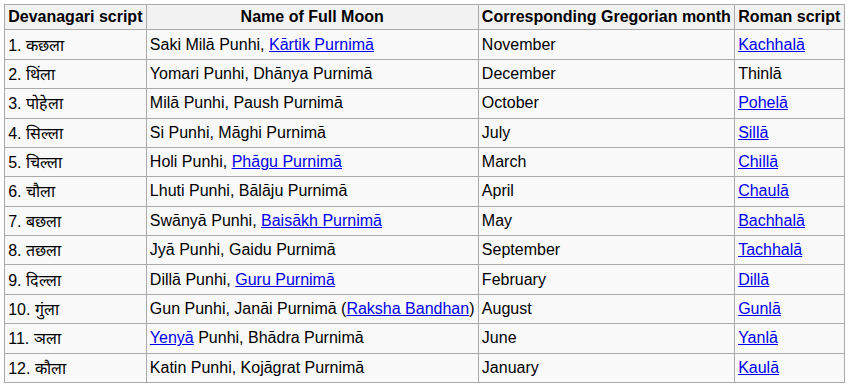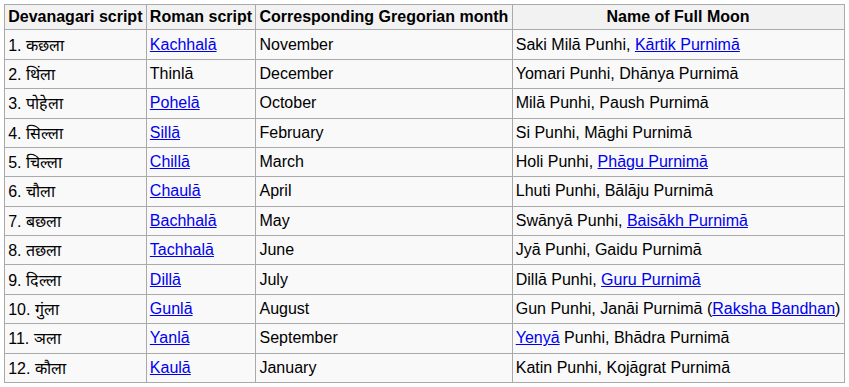columns swapped: (789, 17) <-> (312, 17)
(496, 132) July -> (291, 132) February
(521, 250) September -> (277, 250) June
(514, 279) February -> (274, 279) July
(499, 338) June -> (299, 338) September
